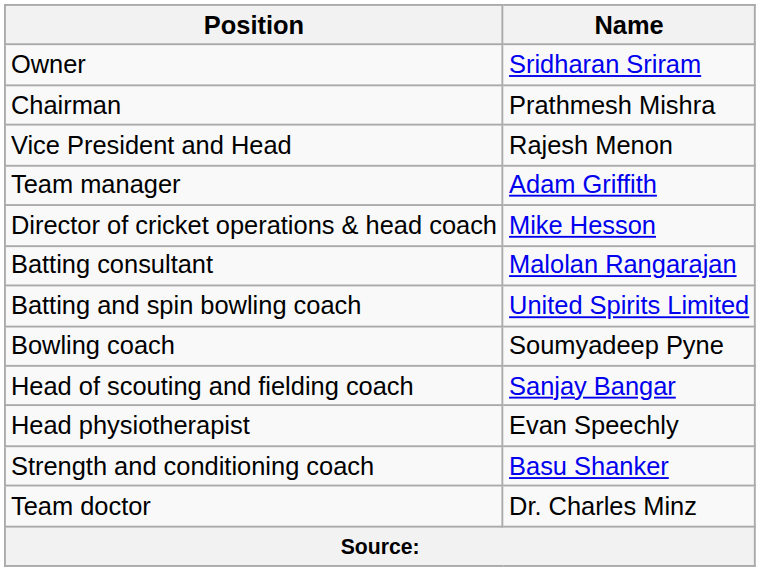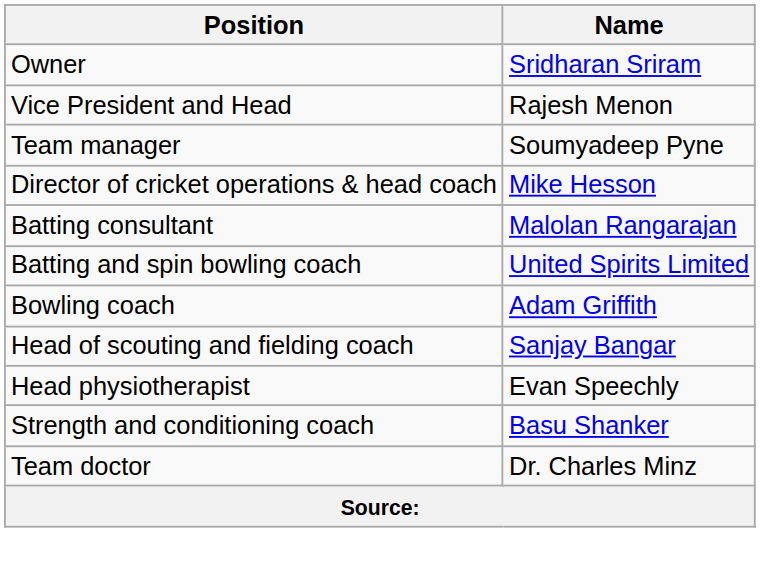- row: (66, 105)
(583, 185) Adam Griffith -> (616, 145) Soumyadeep Pyne
(616, 345) Soumyadeep Pyne -> (583, 305) Adam Griffith
